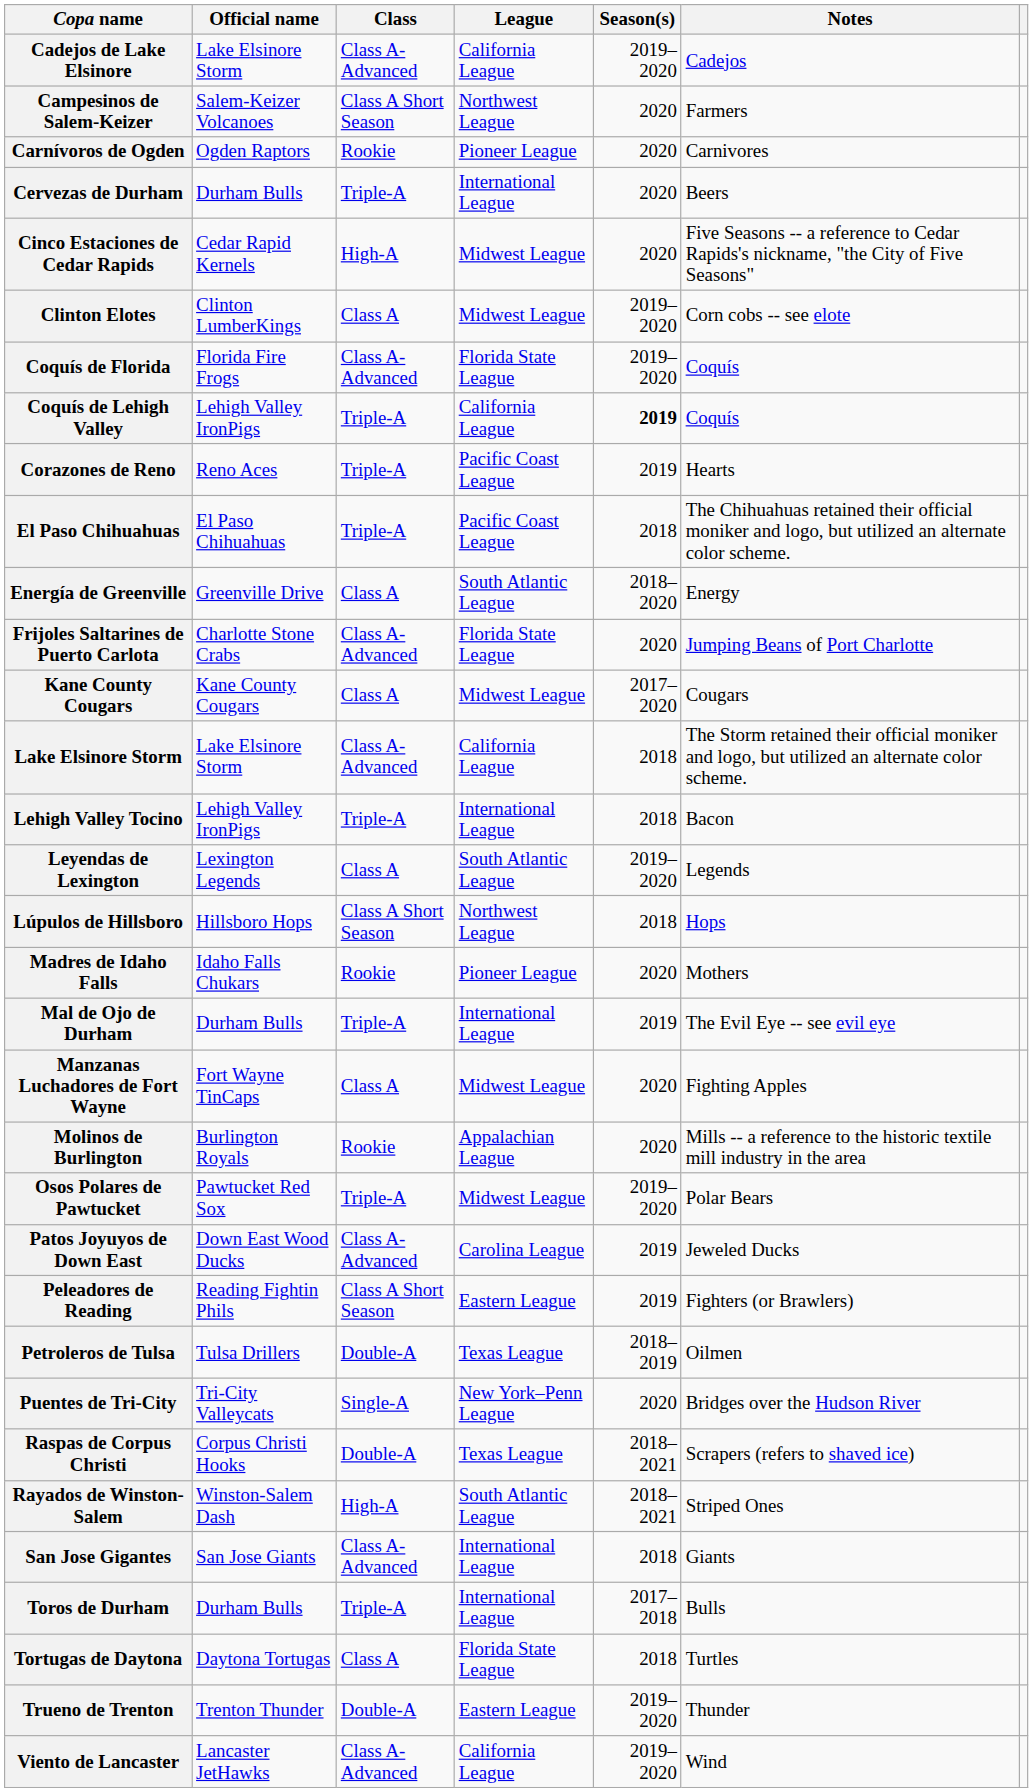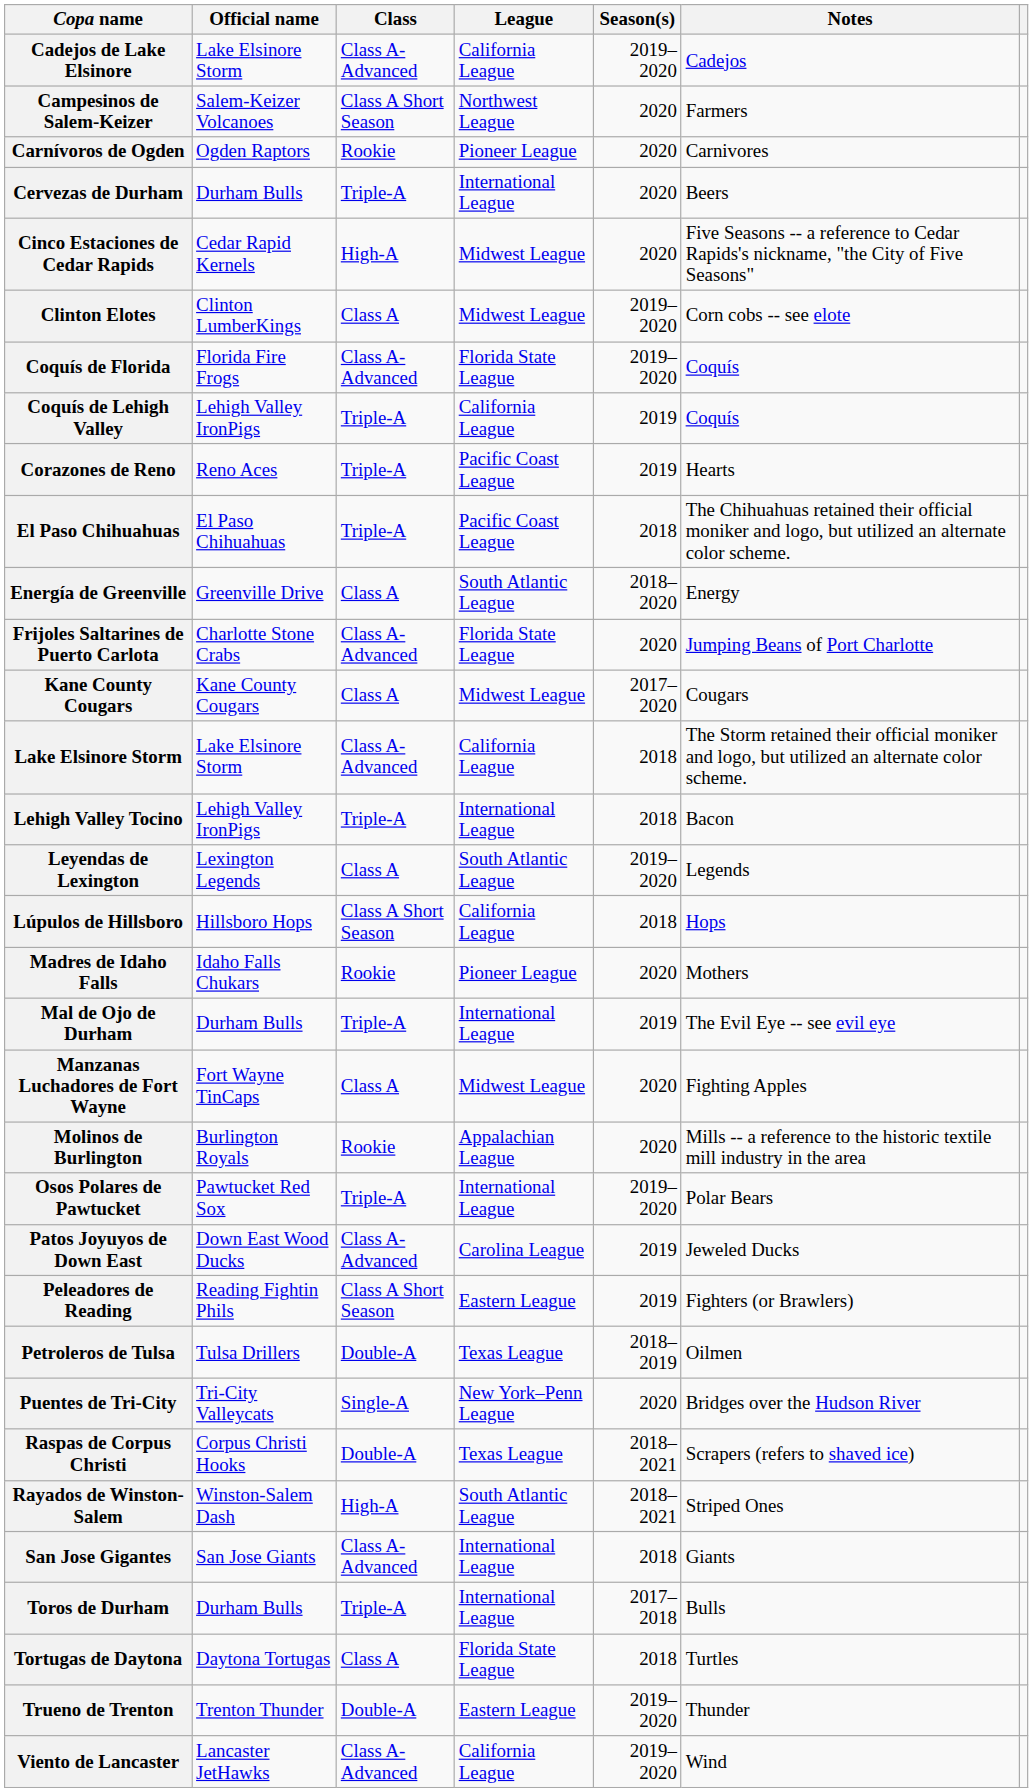(658, 418) bold -> (658, 418) normal
(498, 921) Northwest League -> (497, 921) California League
(522, 1198) Midwest League -> (507, 1198) International League
